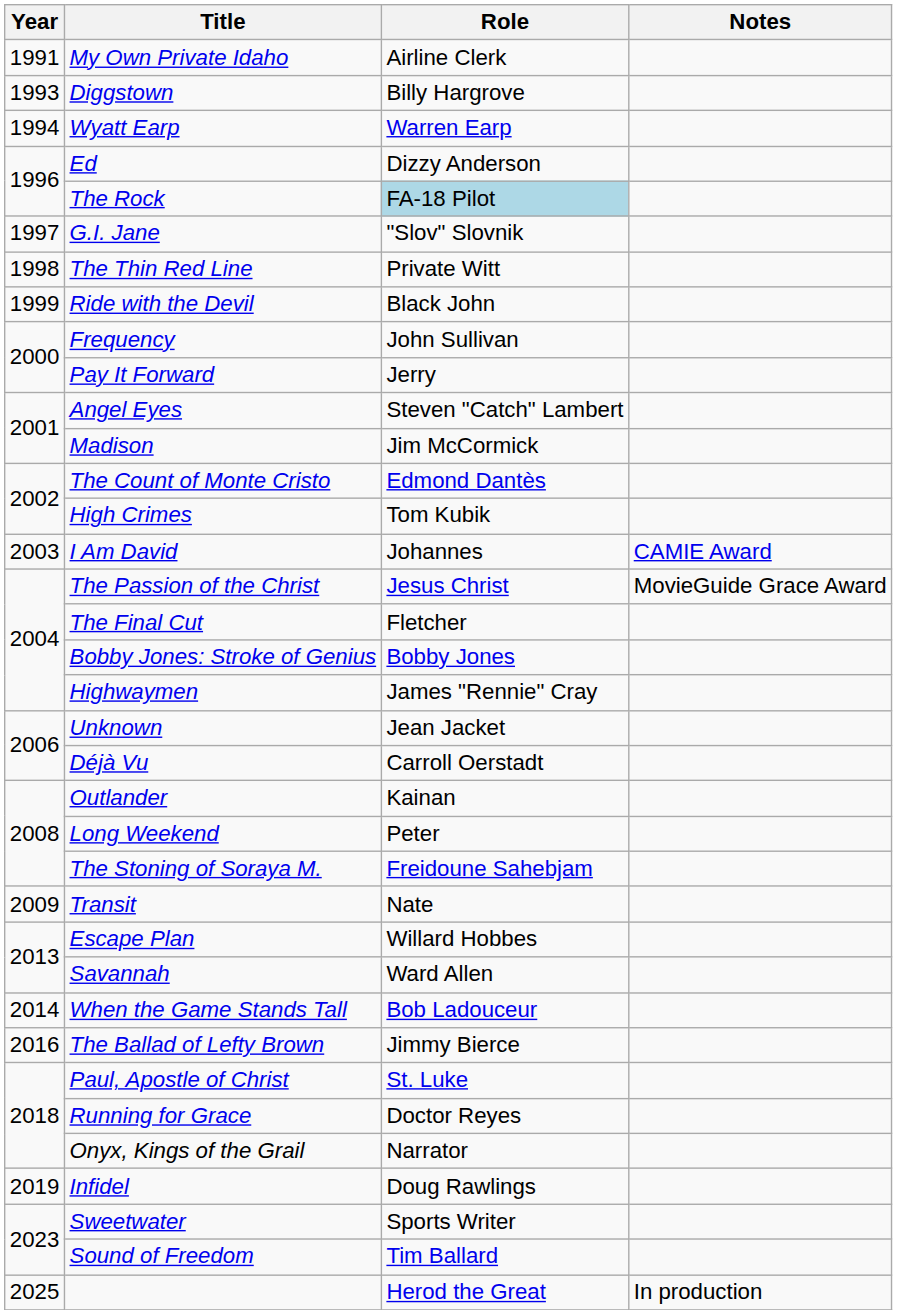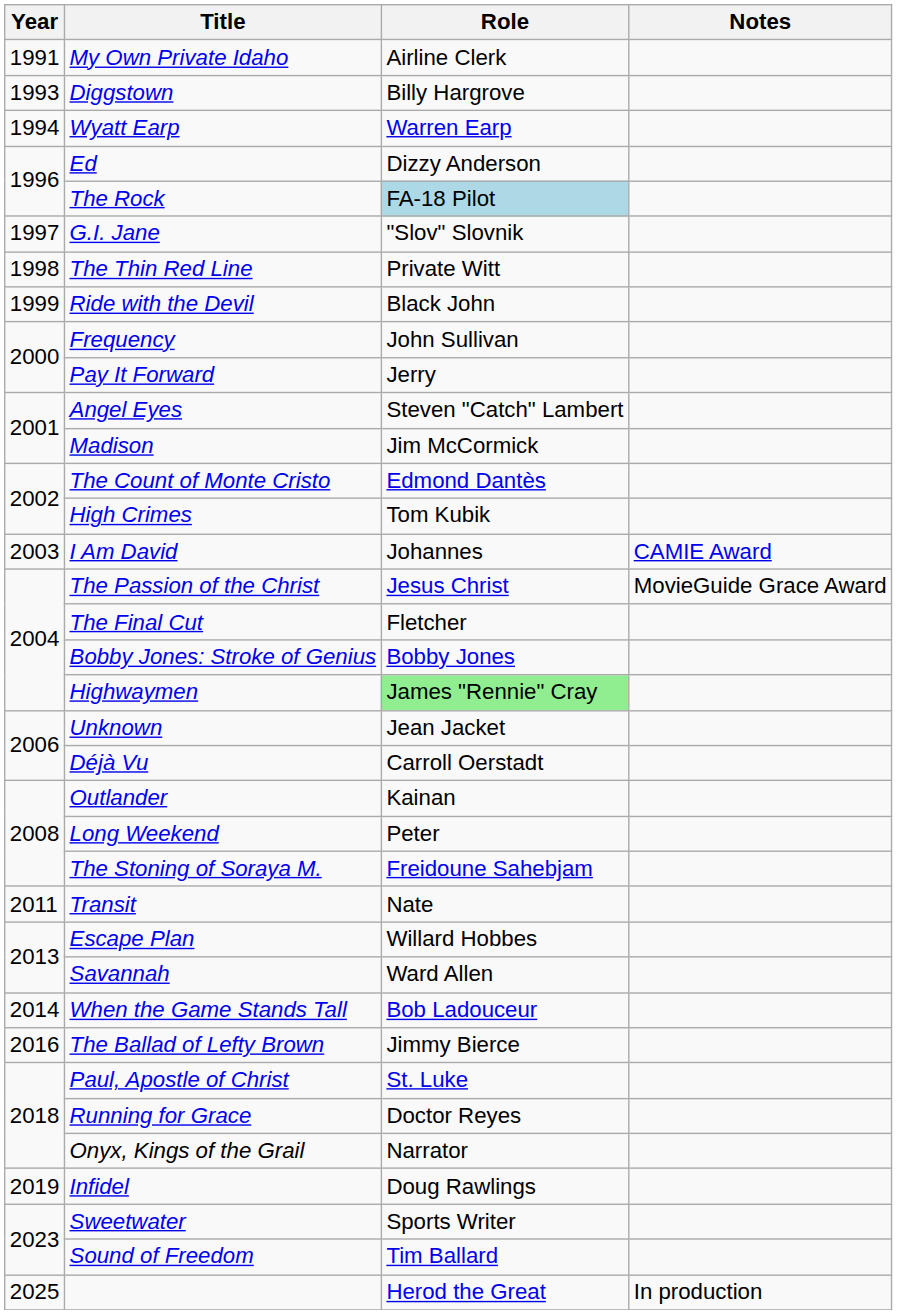(492, 692) no background -> (492, 692) lightgreen background
(35, 903) 2009 -> (34, 903) 2011
